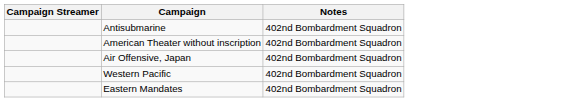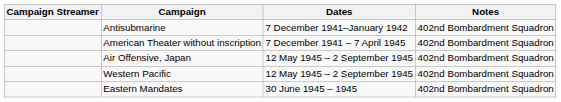+ column: (339, 12)
